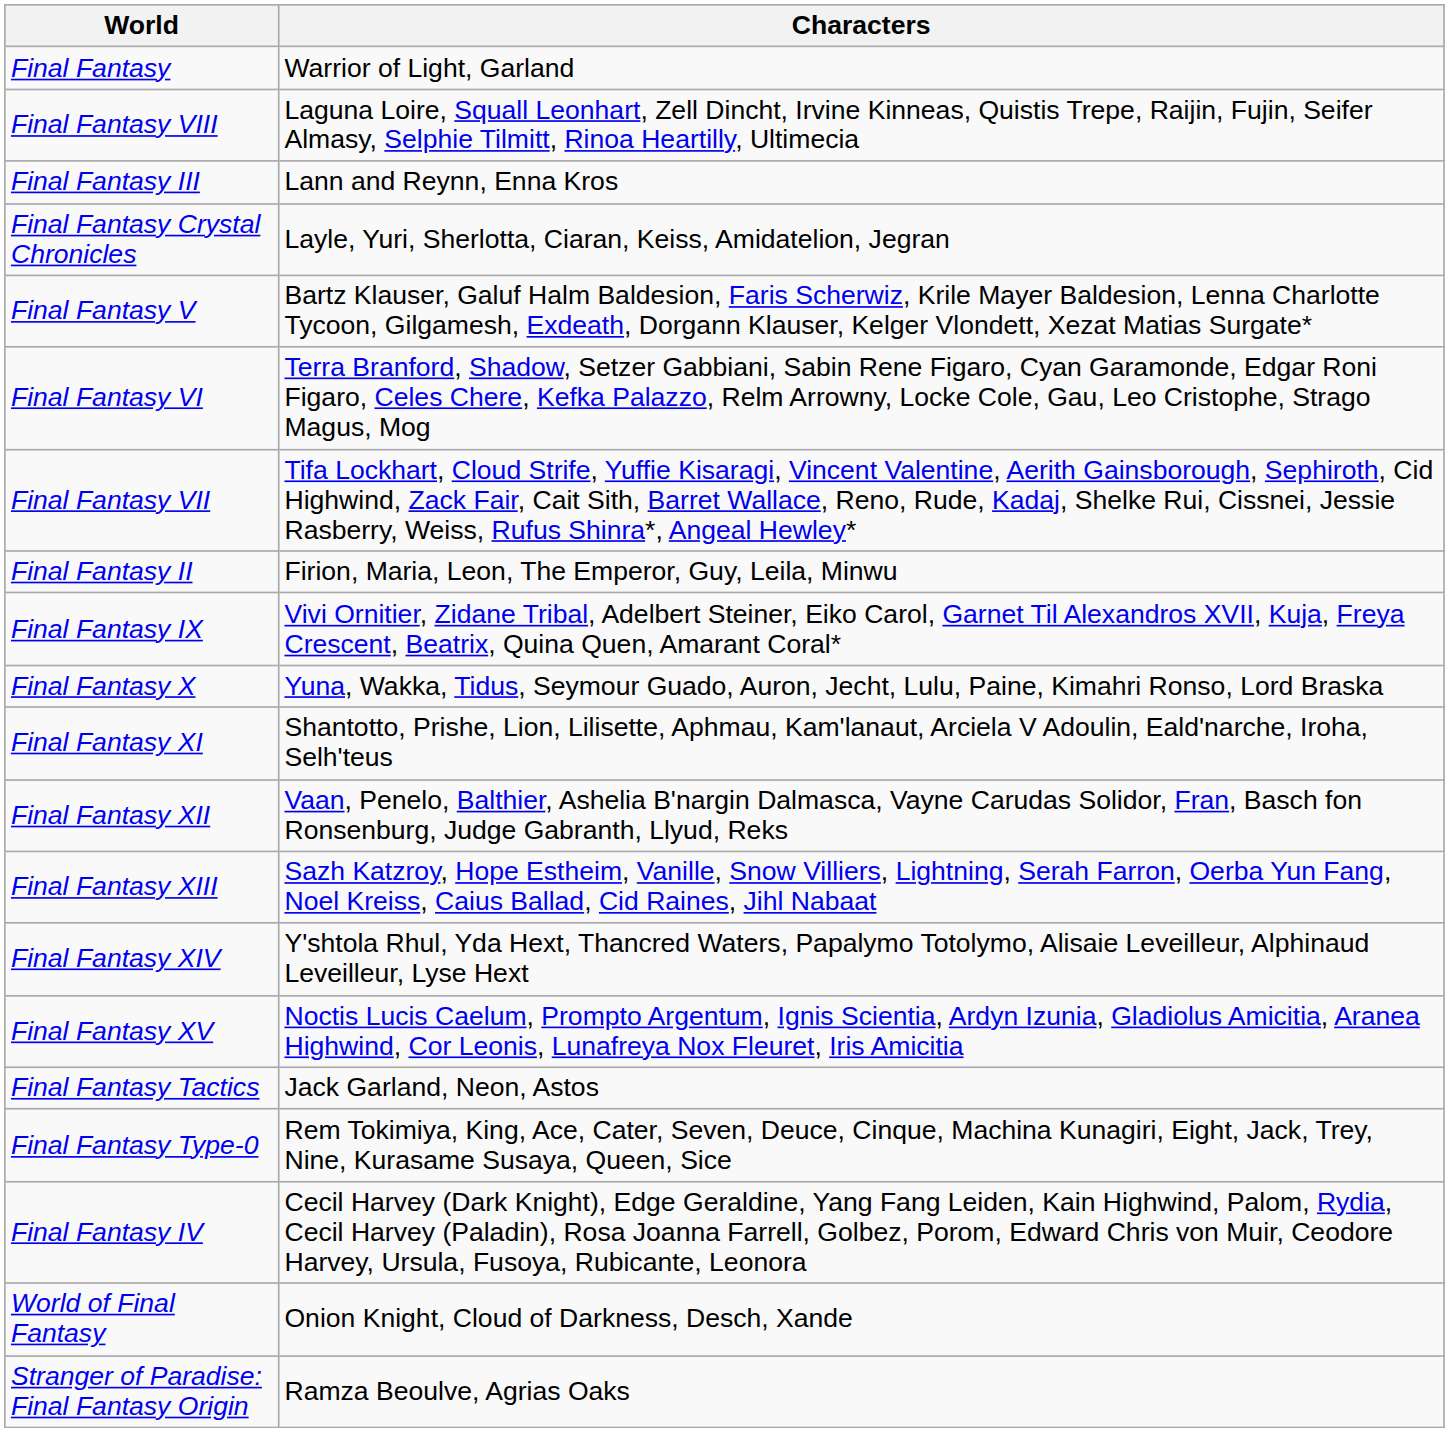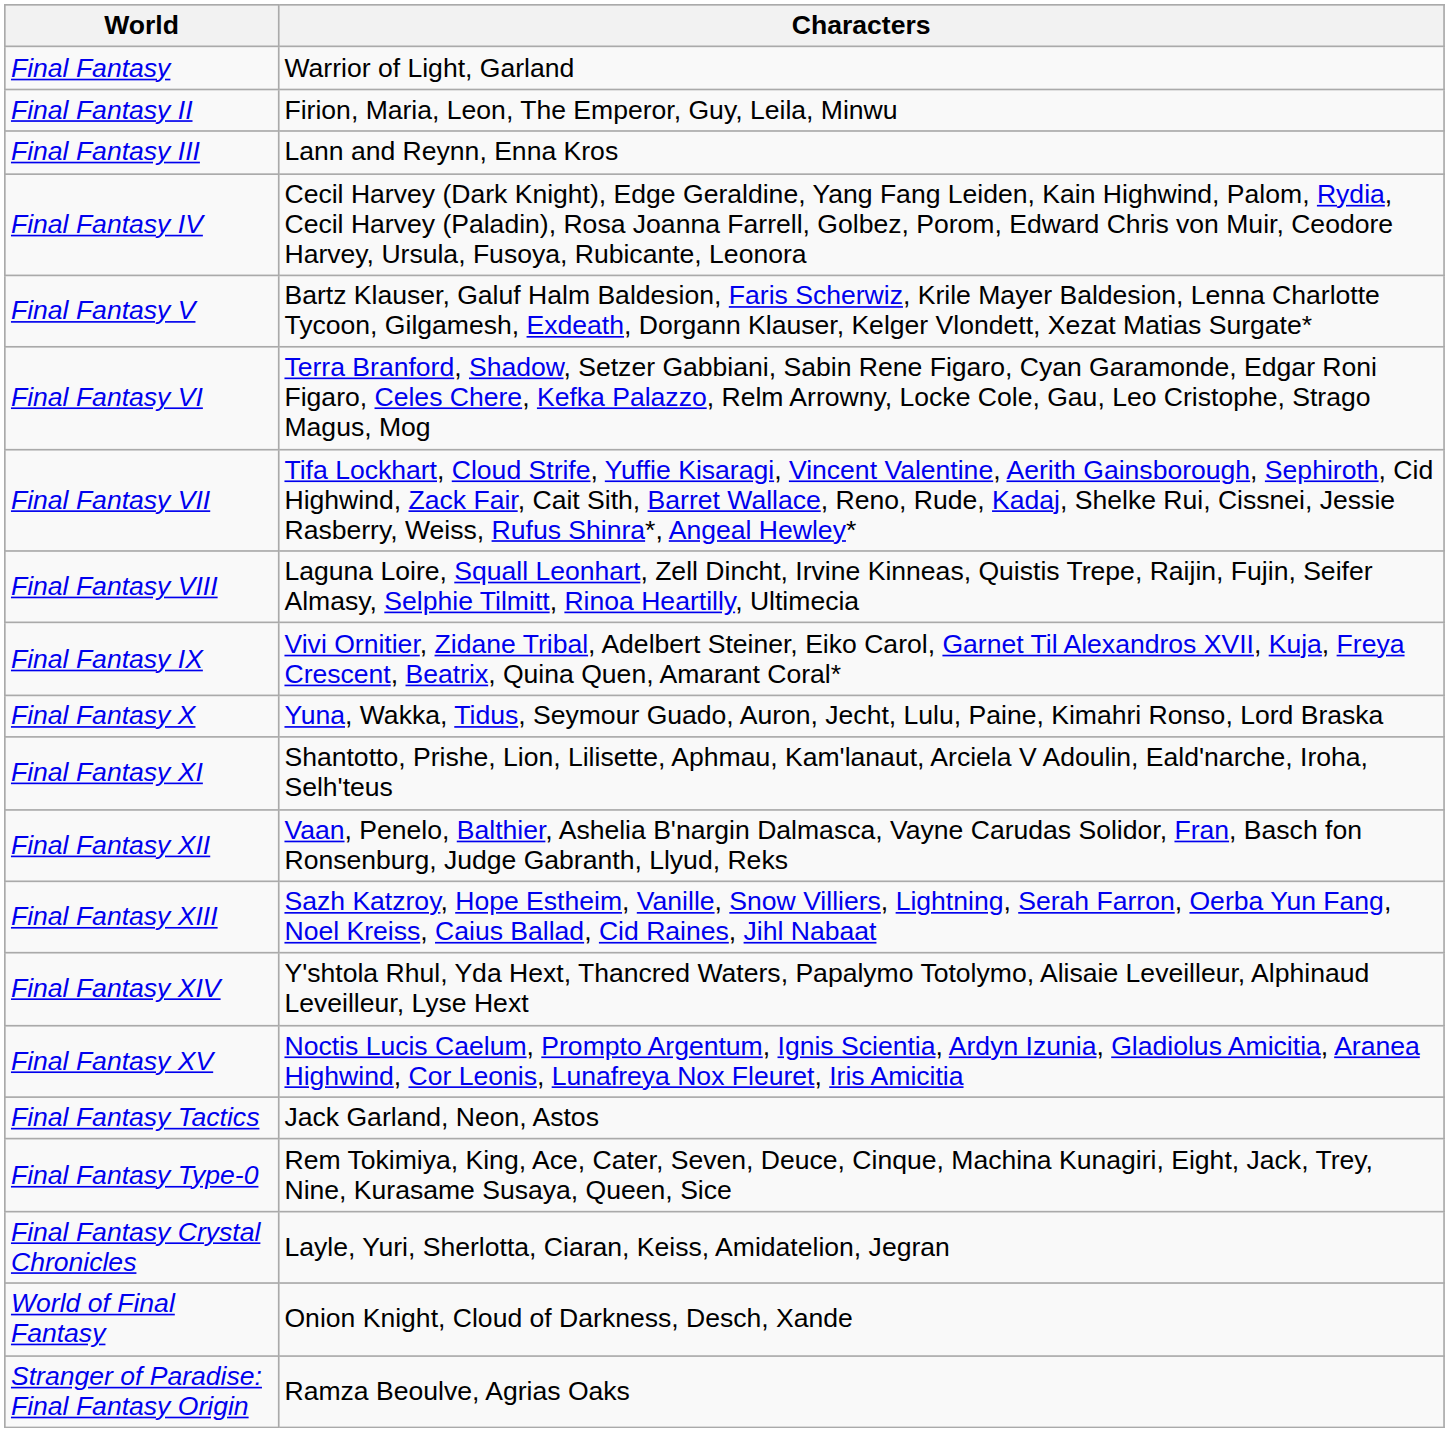rows swapped: (102, 571) <-> (114, 124)
rows swapped: (107, 1231) <-> (136, 238)
